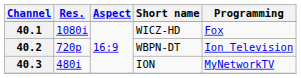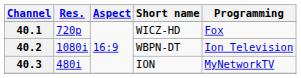(72, 30) 1080i -> (69, 30) 720p
(69, 47) 720p -> (72, 47) 1080i
